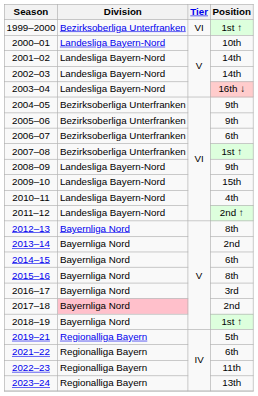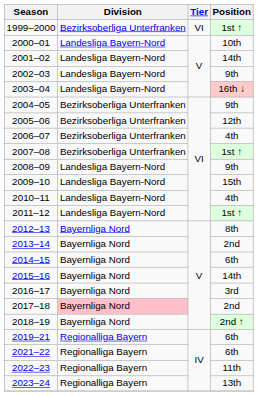(232, 74) 14th -> (232, 74) 9th
(232, 120) 9th -> (232, 120) 12th
(232, 136) 6th -> (232, 136) 4th
(232, 213) 2nd ↑ -> (232, 213) 1st ↑
(232, 275) 8th -> (232, 275) 14th
(232, 321) 1st ↑ -> (232, 321) 2nd ↑
(232, 337) 5th -> (232, 337) 6th
